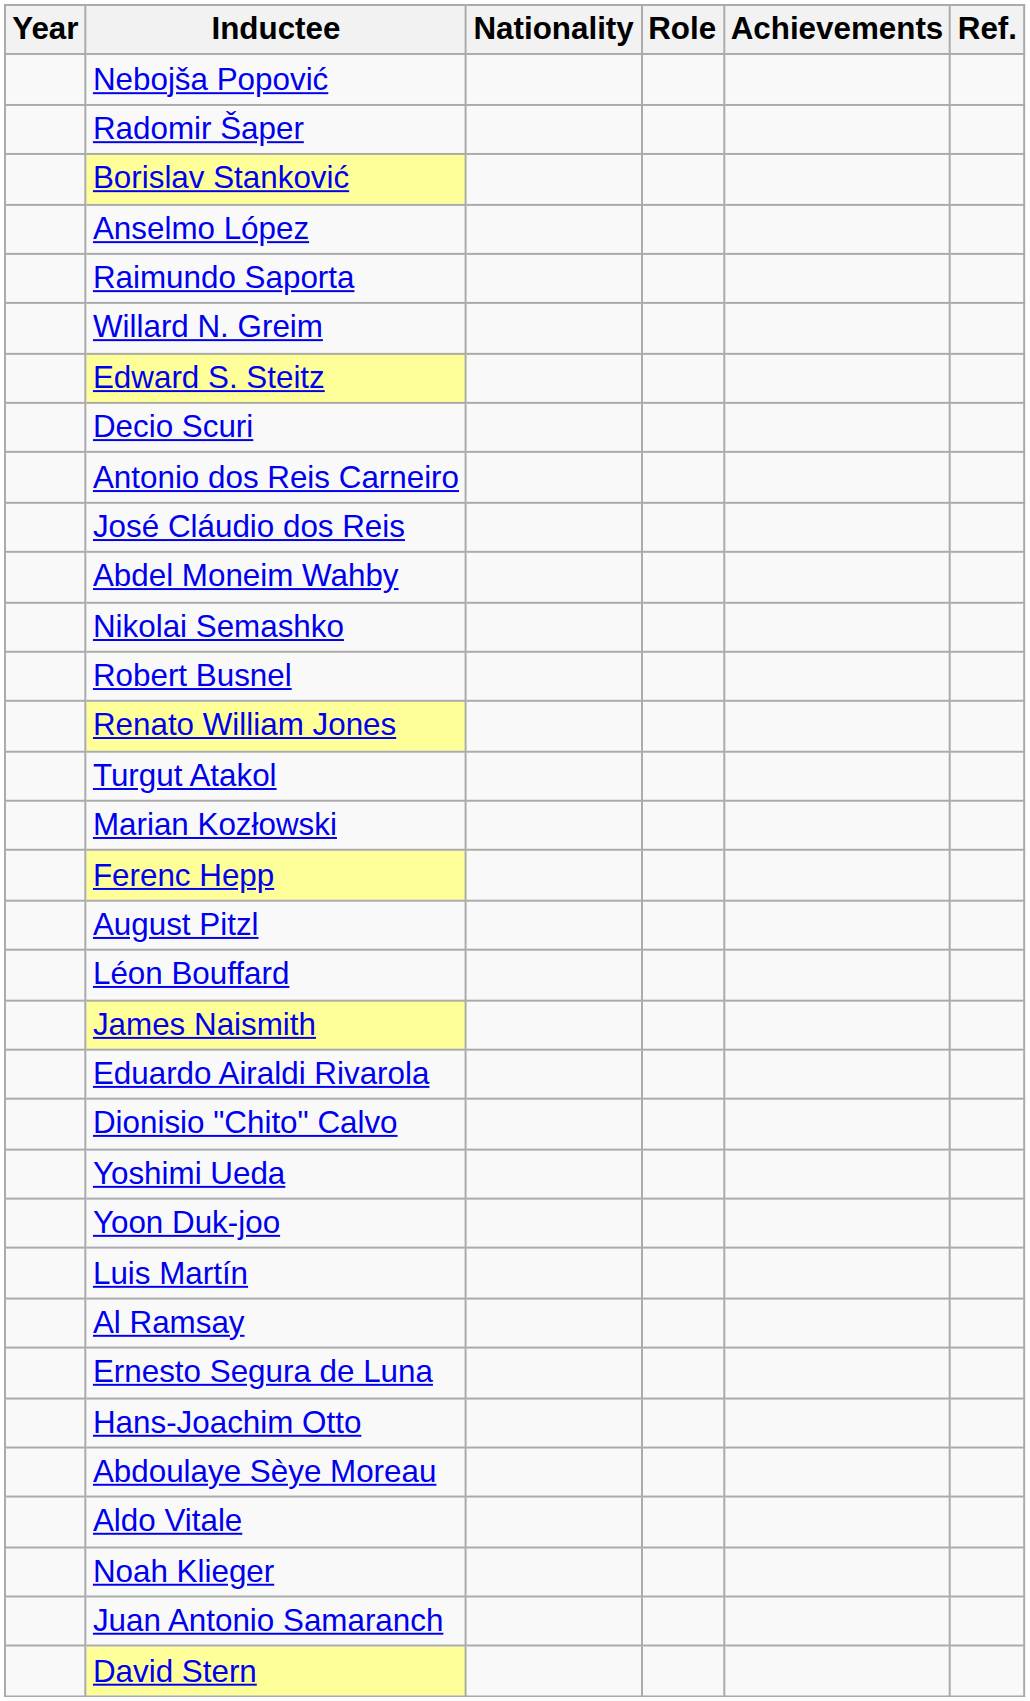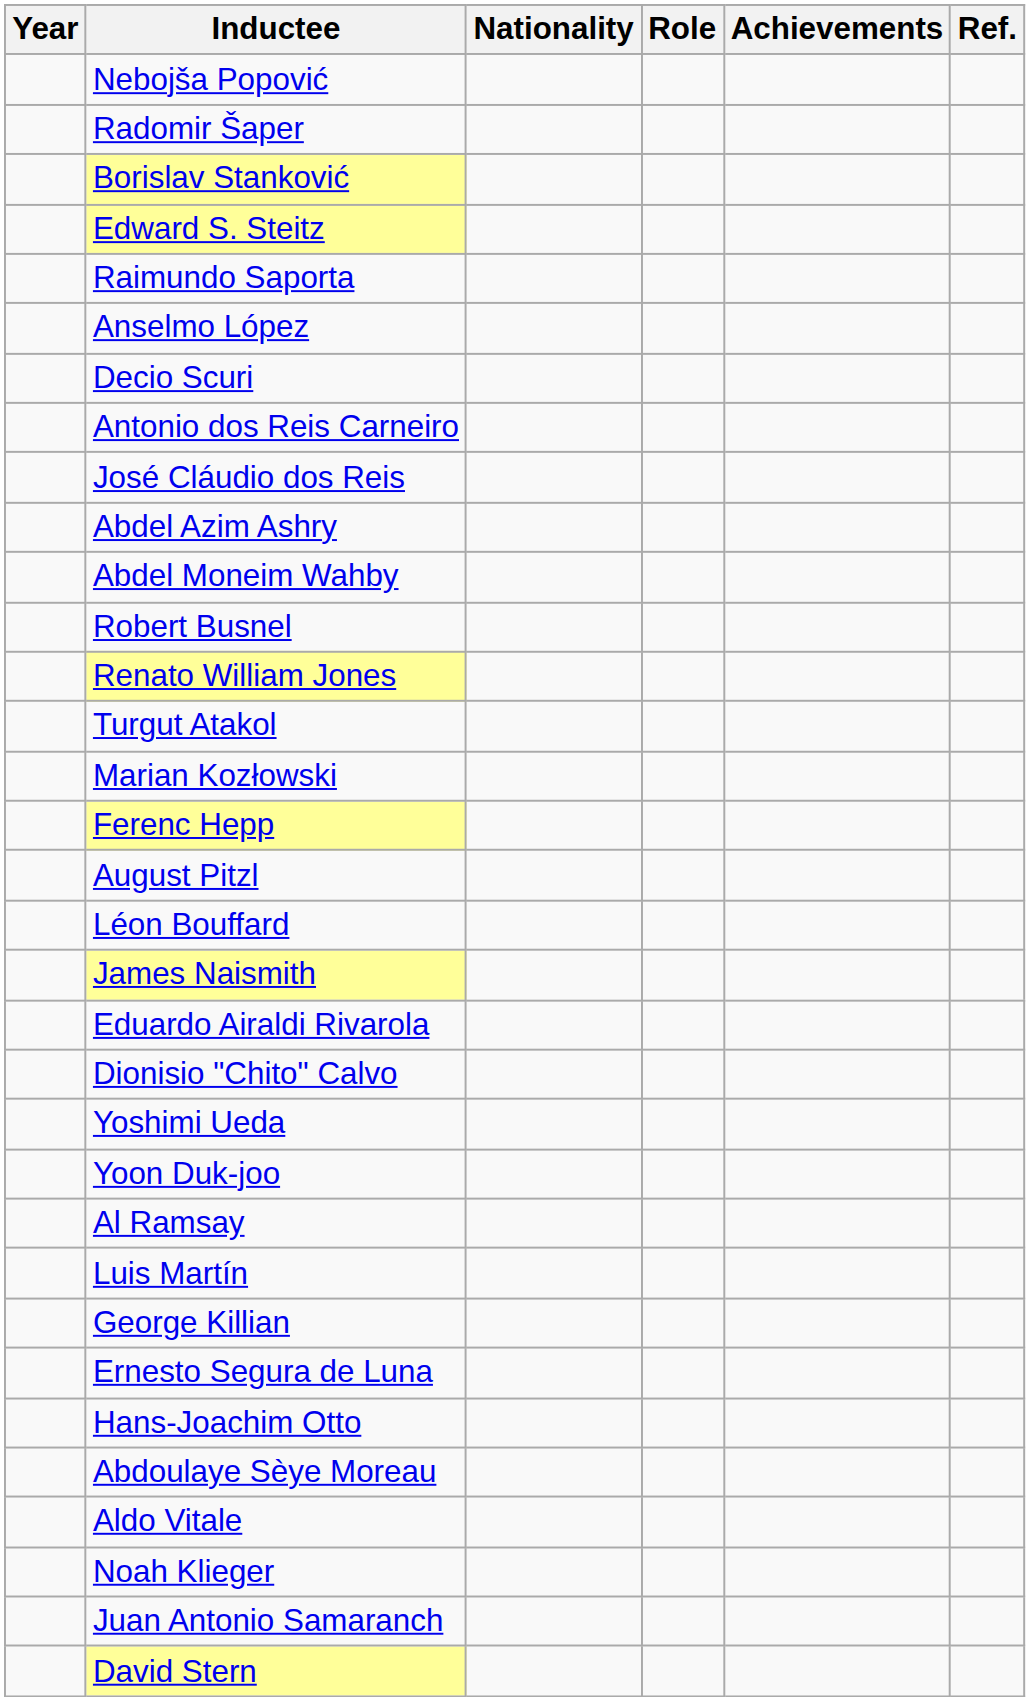rows swapped: (201, 228) <-> (209, 377)
- row: (208, 327)
+ row: (215, 526)
- row: (218, 626)
rows swapped: (169, 1322) <-> (170, 1272)
+ row: (191, 1322)
